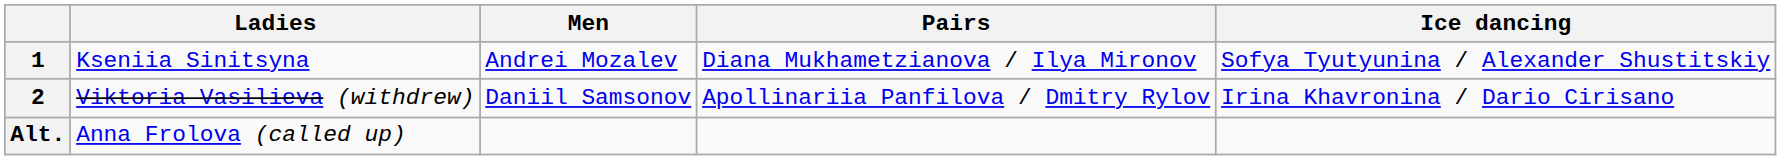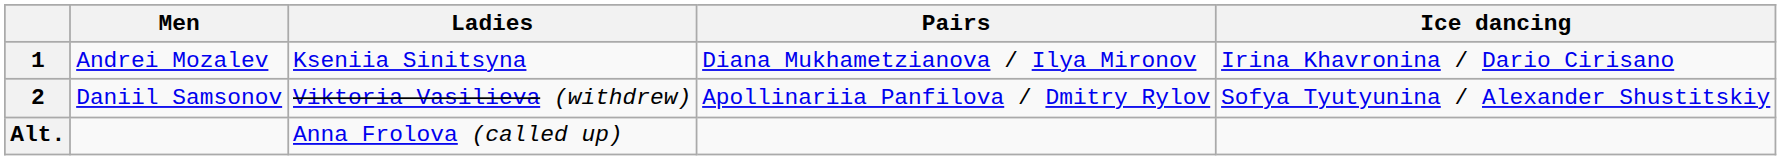columns swapped: (588, 24) <-> (275, 24)
(1496, 61) Sofya Tyutyunina / Alexander Shustitskiy -> (1448, 61) Irina Khavronina / Dario Cirisano
(1448, 98) Irina Khavronina / Dario Cirisano -> (1496, 98) Sofya Tyutyunina / Alexander Shustitskiy
